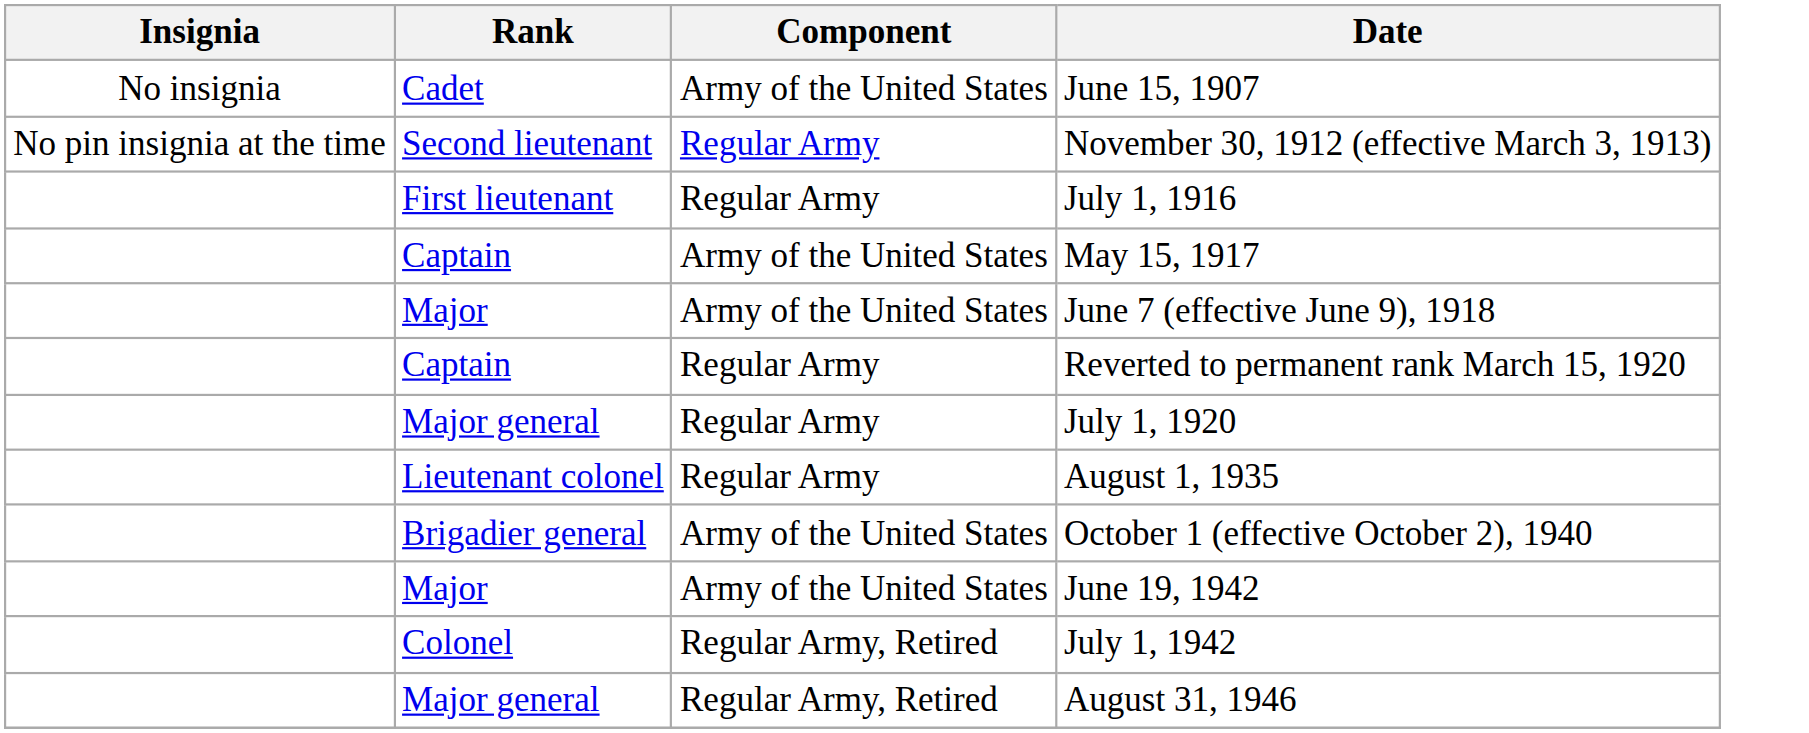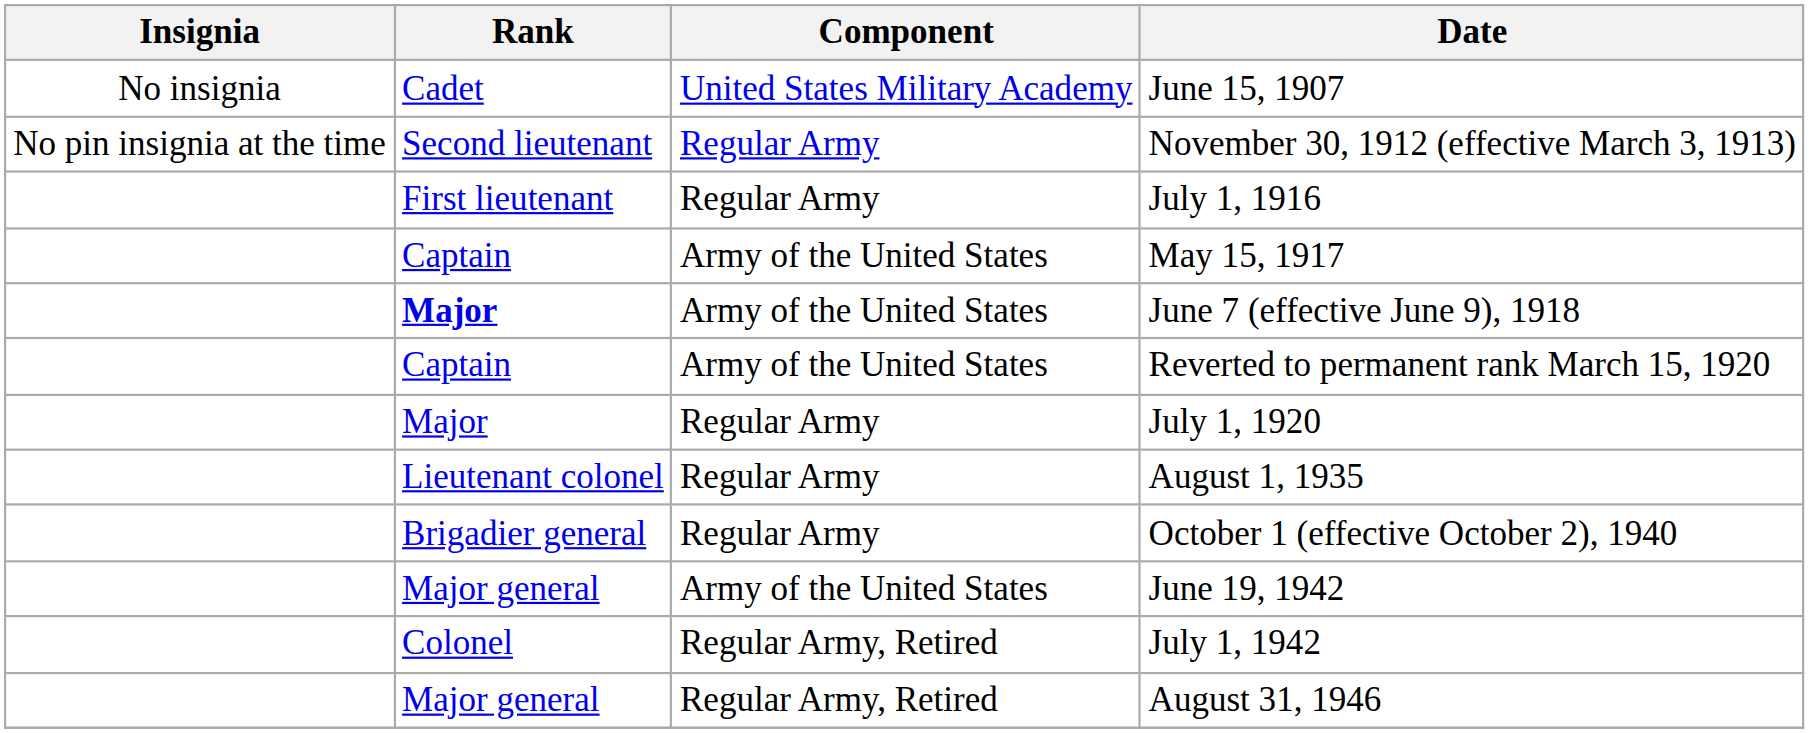(864, 87) Army of the United States -> (906, 87) United States Military Academy
(445, 310) normal -> (450, 310) bold
(780, 365) Regular Army -> (864, 365) Army of the United States
(501, 421) Major general -> (445, 421) Major
(864, 532) Army of the United States -> (780, 532) Regular Army
(445, 587) Major -> (501, 587) Major general
